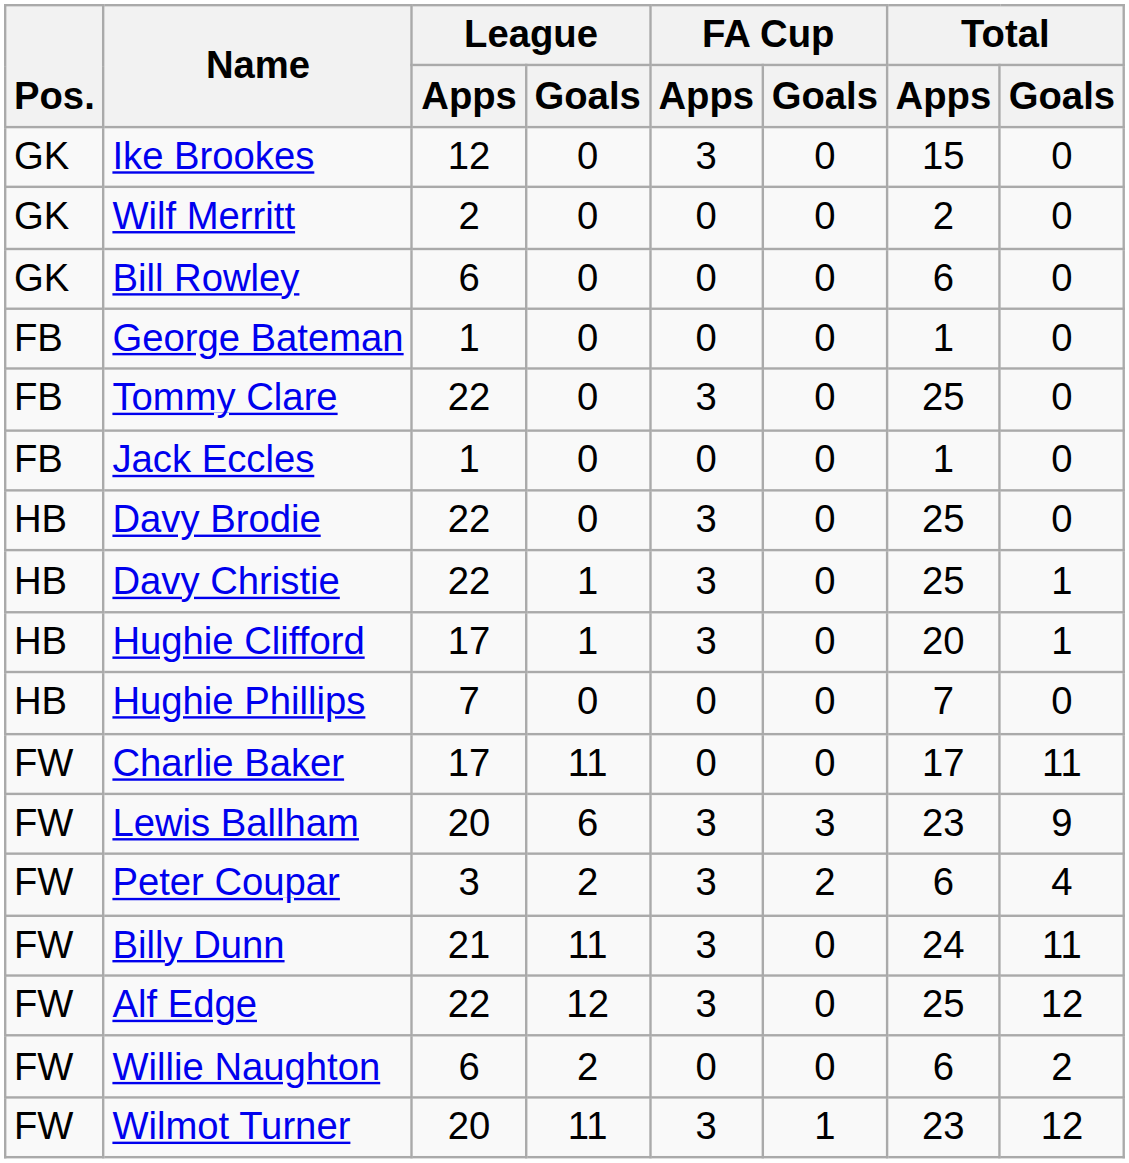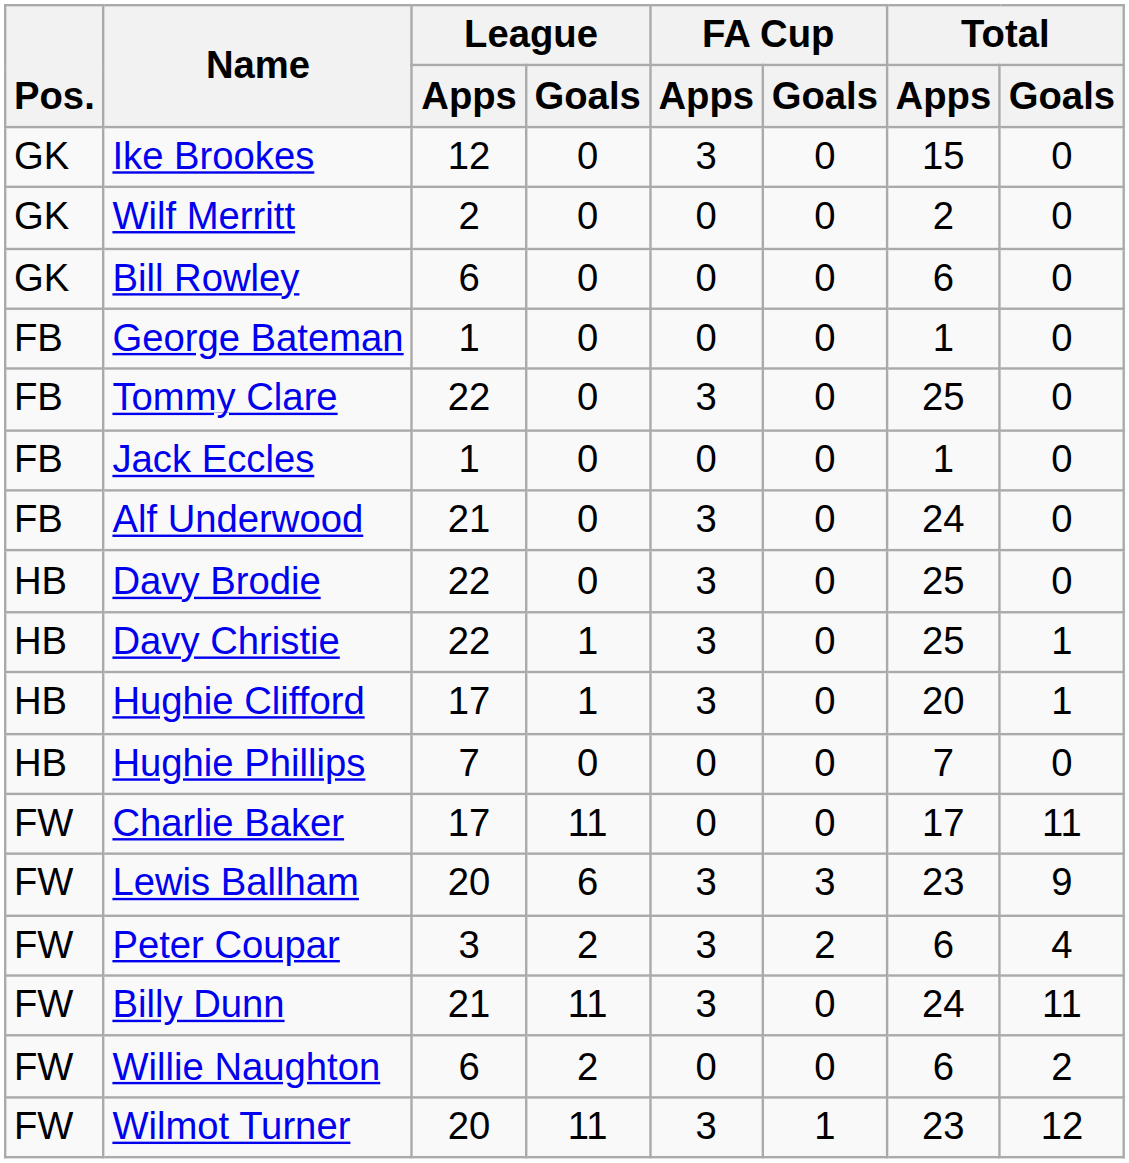+ row: (238, 519)
- row: (185, 1005)
